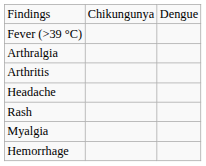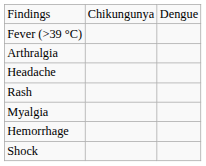- row: (28, 72)
+ row: (23, 151)
